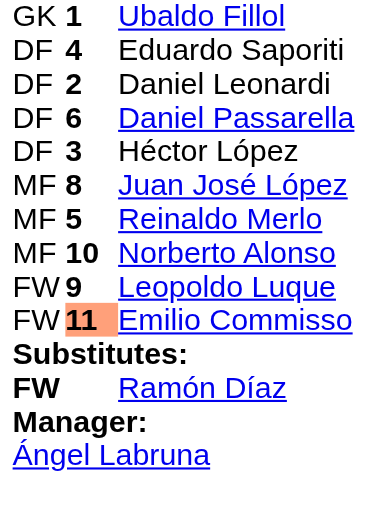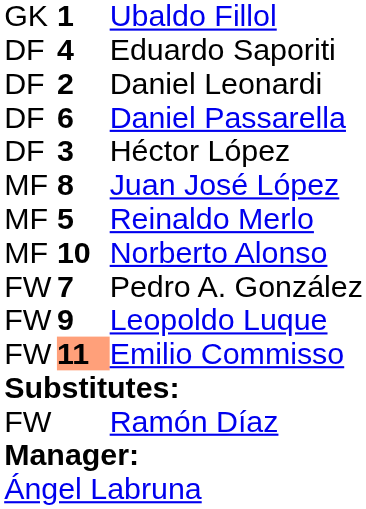+ row: (236, 286)
(36, 387) bold -> (28, 421) normal
